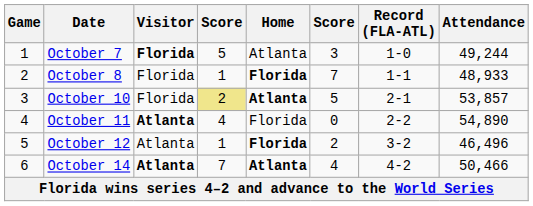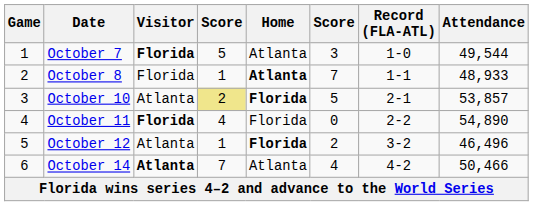(484, 54) 49,244 -> (484, 54) 49,544
(278, 77) Florida -> (278, 77) Atlanta
(166, 99) Florida -> (166, 99) Atlanta
(278, 99) Atlanta -> (278, 99) Florida
(166, 121) Atlanta -> (166, 121) Florida
(278, 166) bold -> (278, 166) normal
